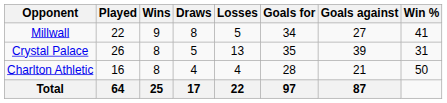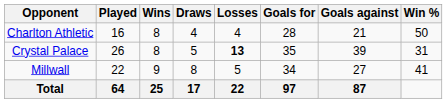rows swapped: (50, 70) <-> (50, 32)
(237, 51) normal -> (237, 51) bold
